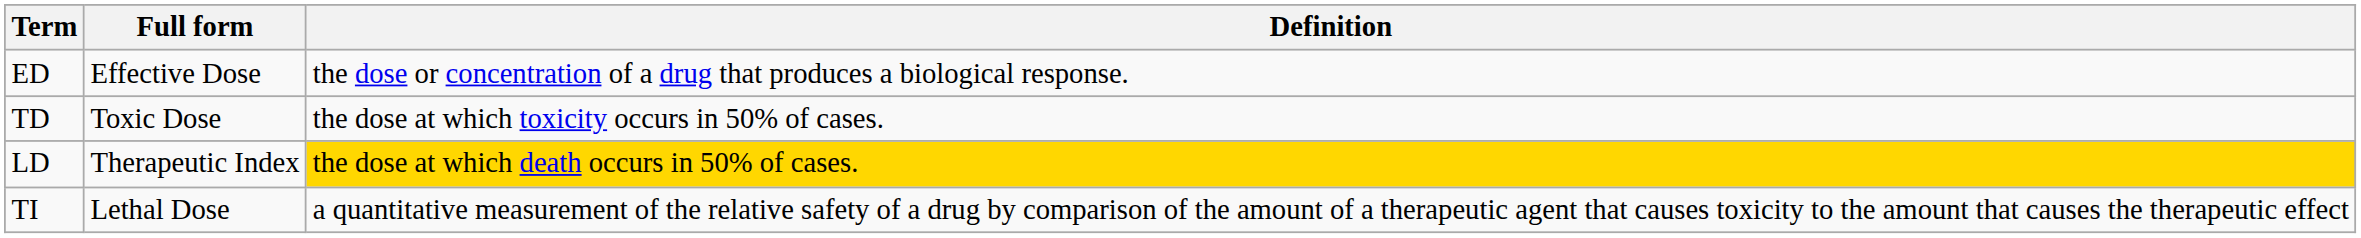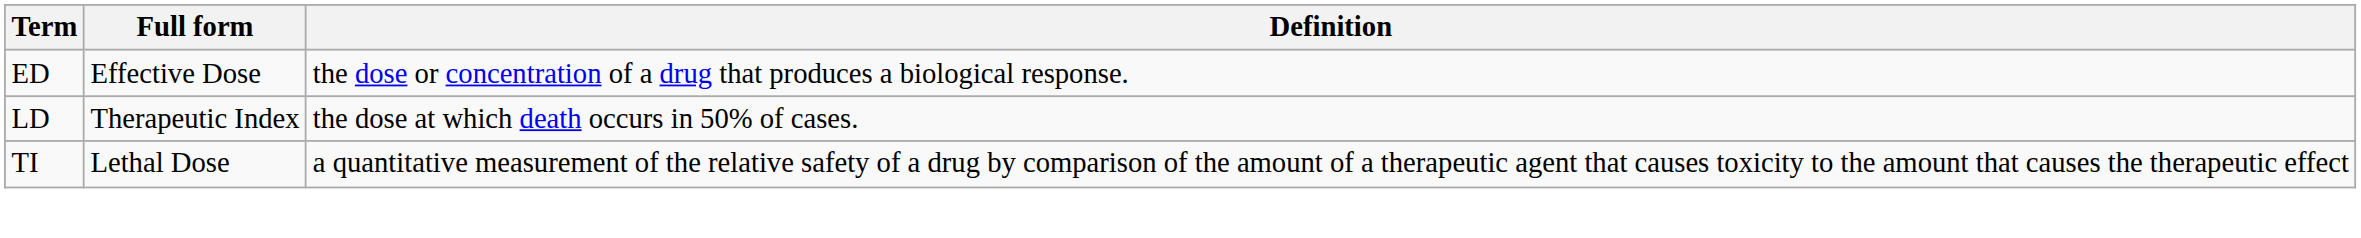- row: (31, 118)
(586, 163) gold background -> (586, 118) no background
